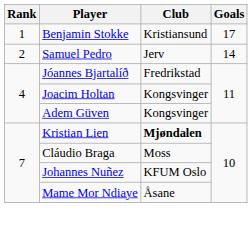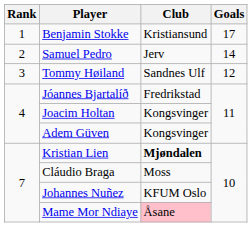+ row: (83, 73)
(159, 192) no background -> (159, 212) pink background
